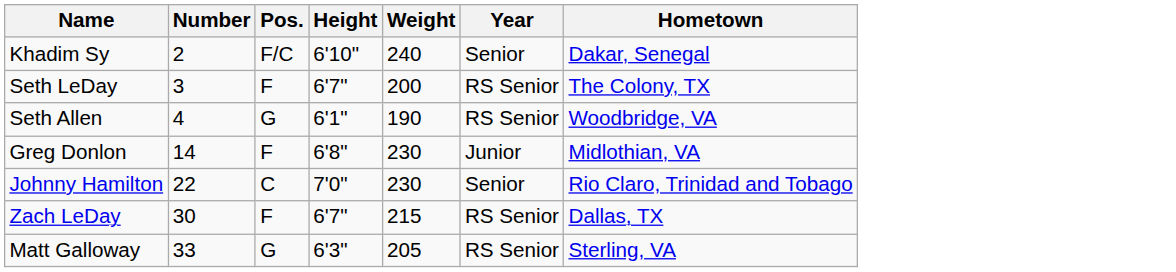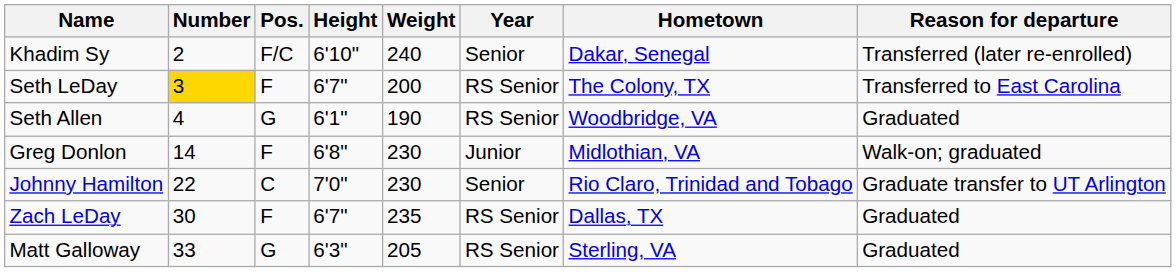+ column: (1014, 20)
(178, 86) no background -> (178, 86) gold background
(404, 217) 215 -> (404, 217) 235
